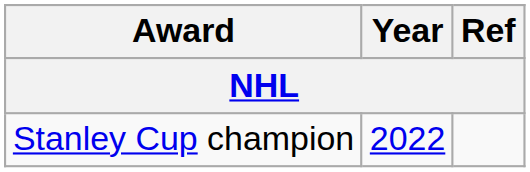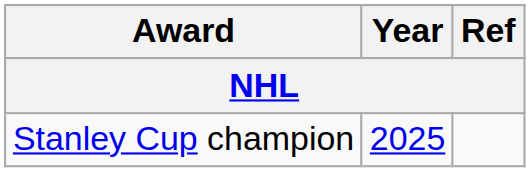(408, 138) 2022 -> (408, 138) 2025
